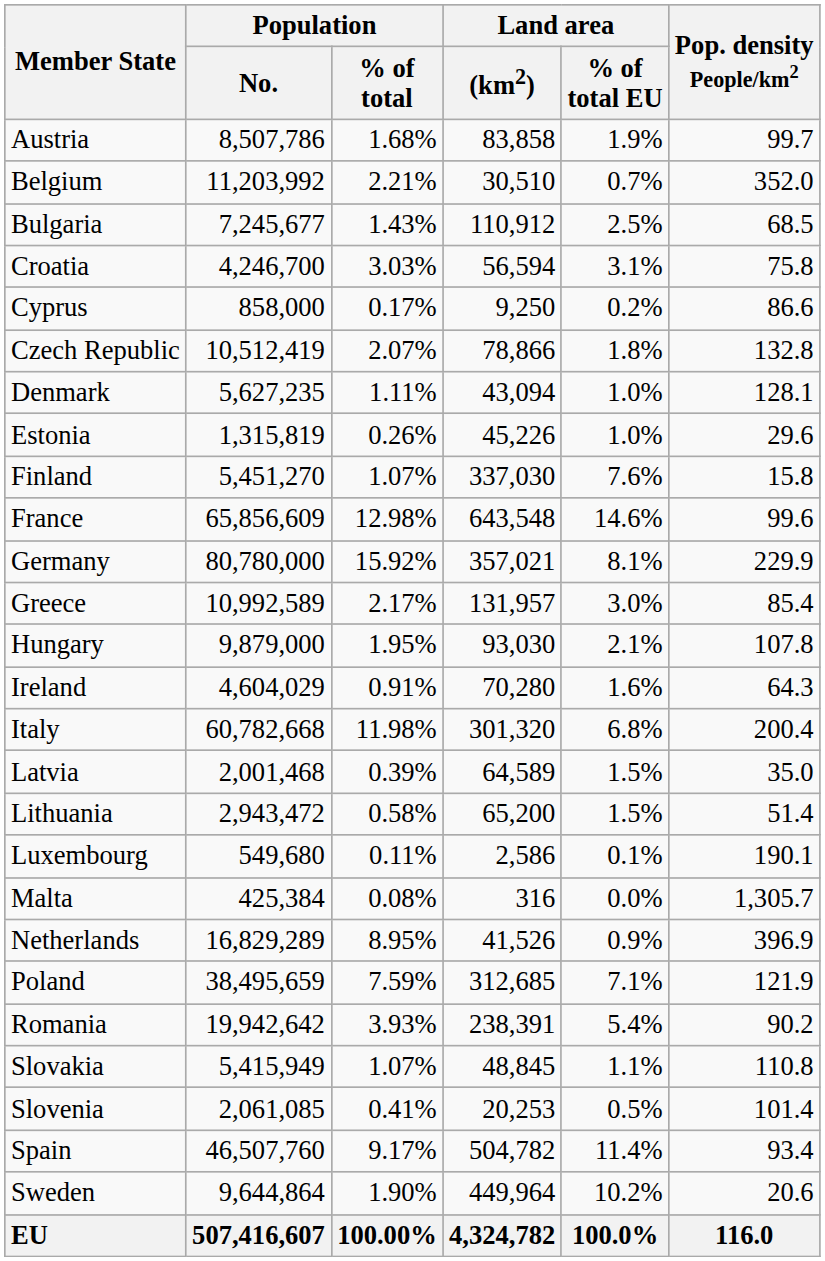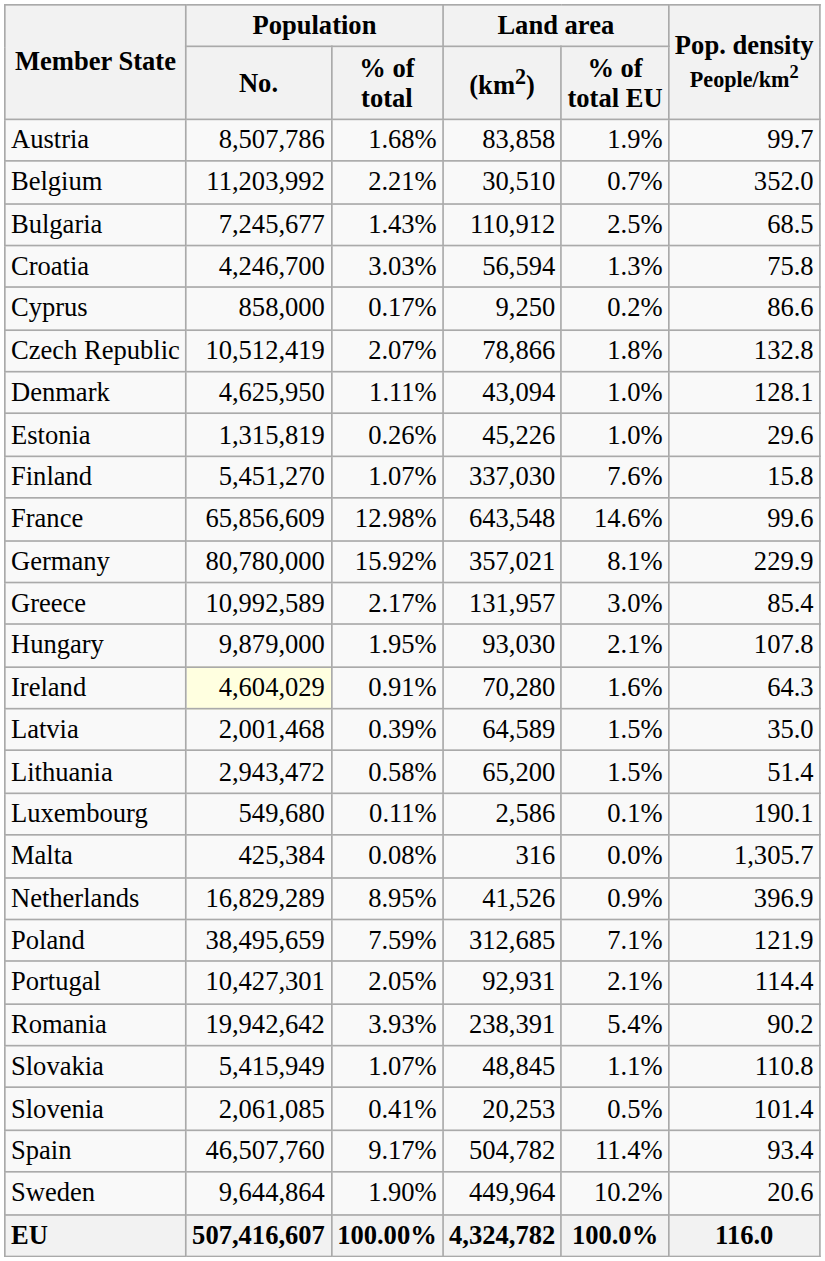(635, 266) 3.1% -> (635, 266) 1.3%
(272, 392) 5,627,235 -> (272, 392) 4,625,950
(272, 687) no background -> (272, 687) lightyellow background
- row: (35, 729)
+ row: (56, 982)
